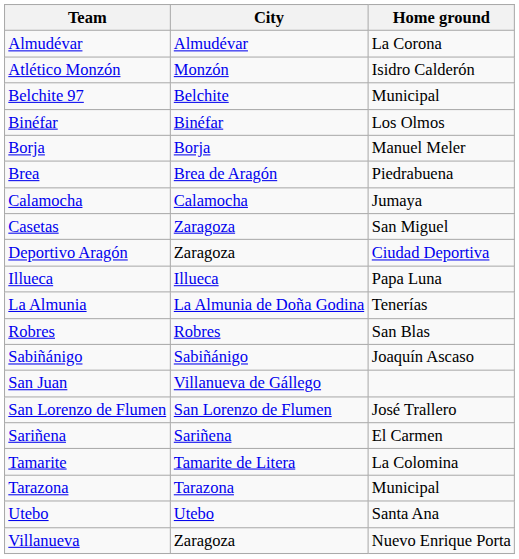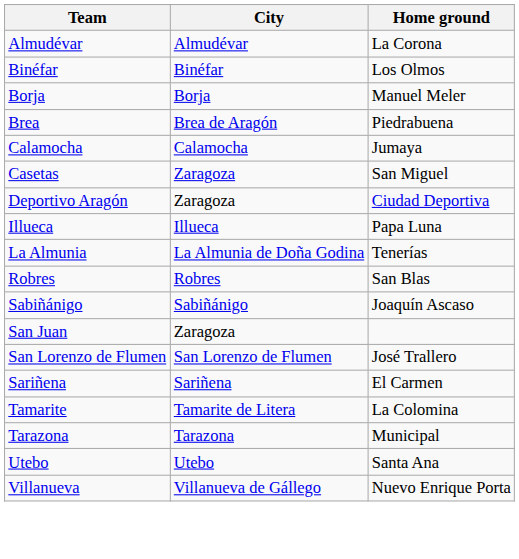- row: (64, 69)
- row: (46, 95)
(247, 383) Villanueva de Gállego -> (204, 331) Zaragoza
(204, 540) Zaragoza -> (247, 488) Villanueva de Gállego
